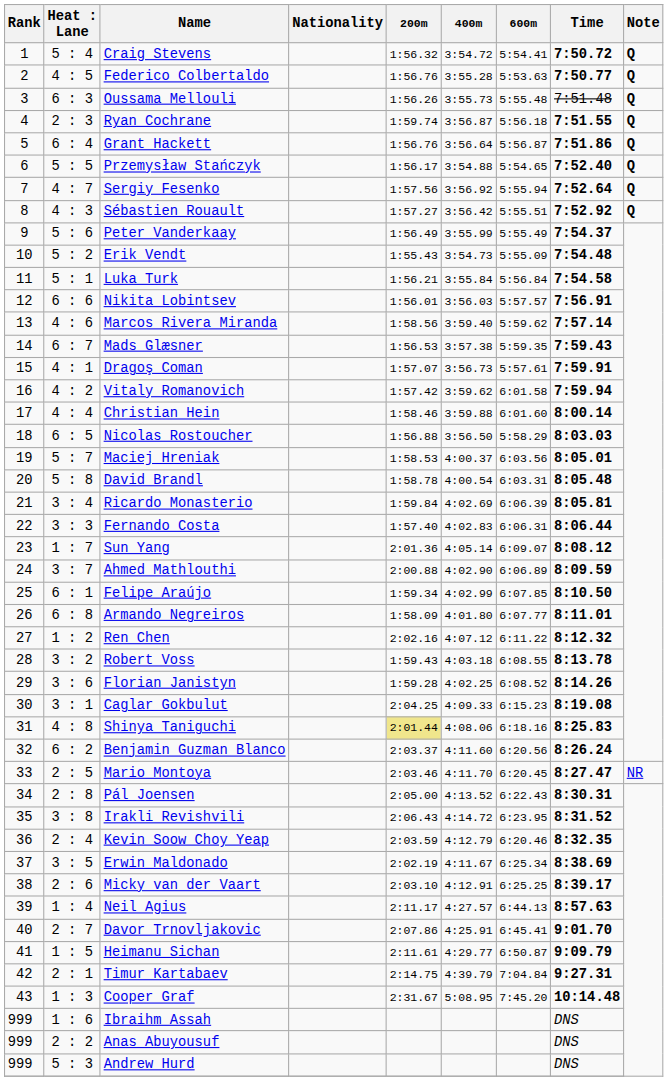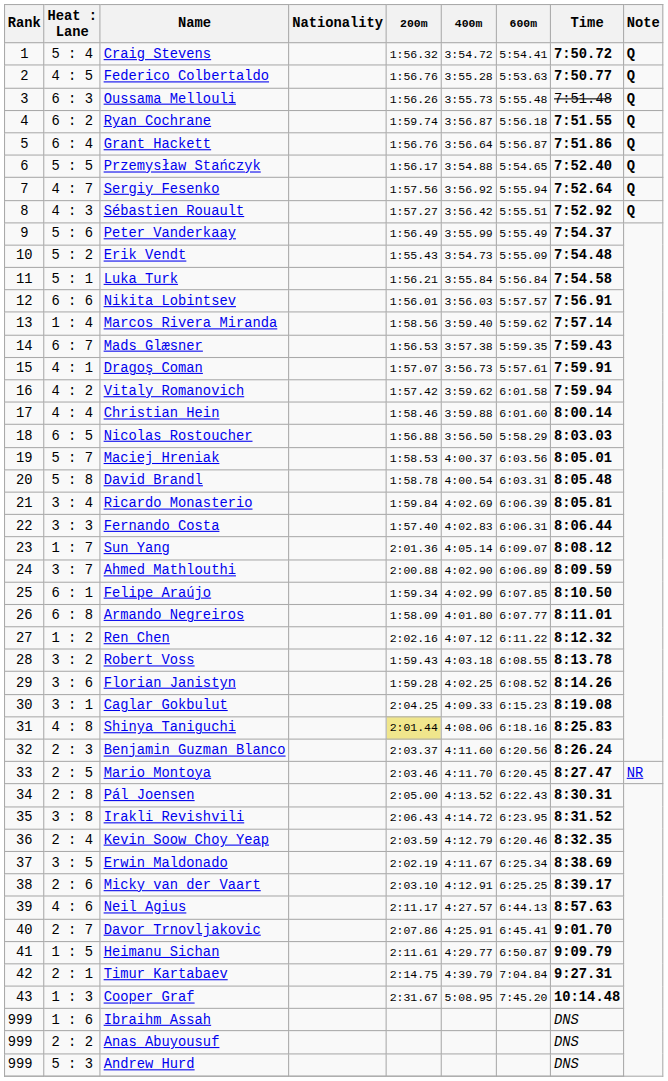(72, 121) 2 : 3 -> (72, 121) 6 : 2
(72, 324) 4 : 6 -> (72, 324) 1 : 4
(72, 750) 6 : 2 -> (72, 750) 2 : 3
(72, 908) 1 : 4 -> (72, 908) 4 : 6
